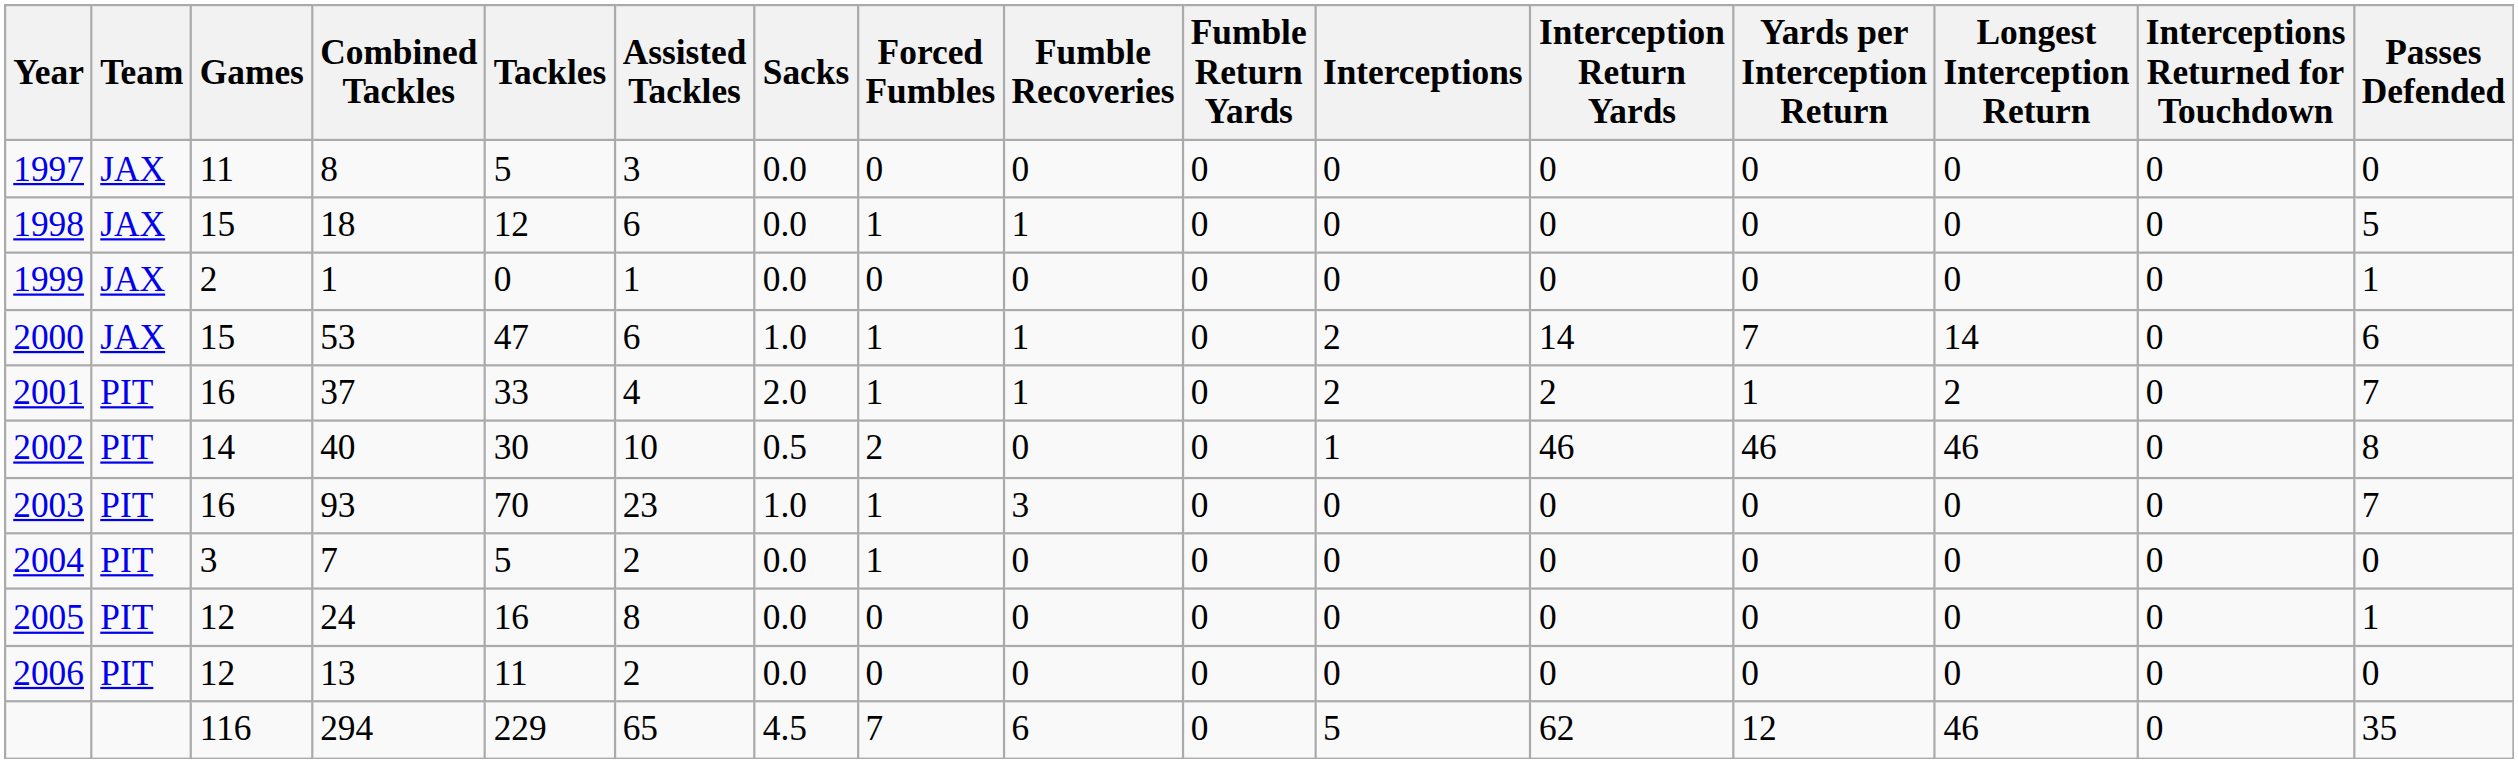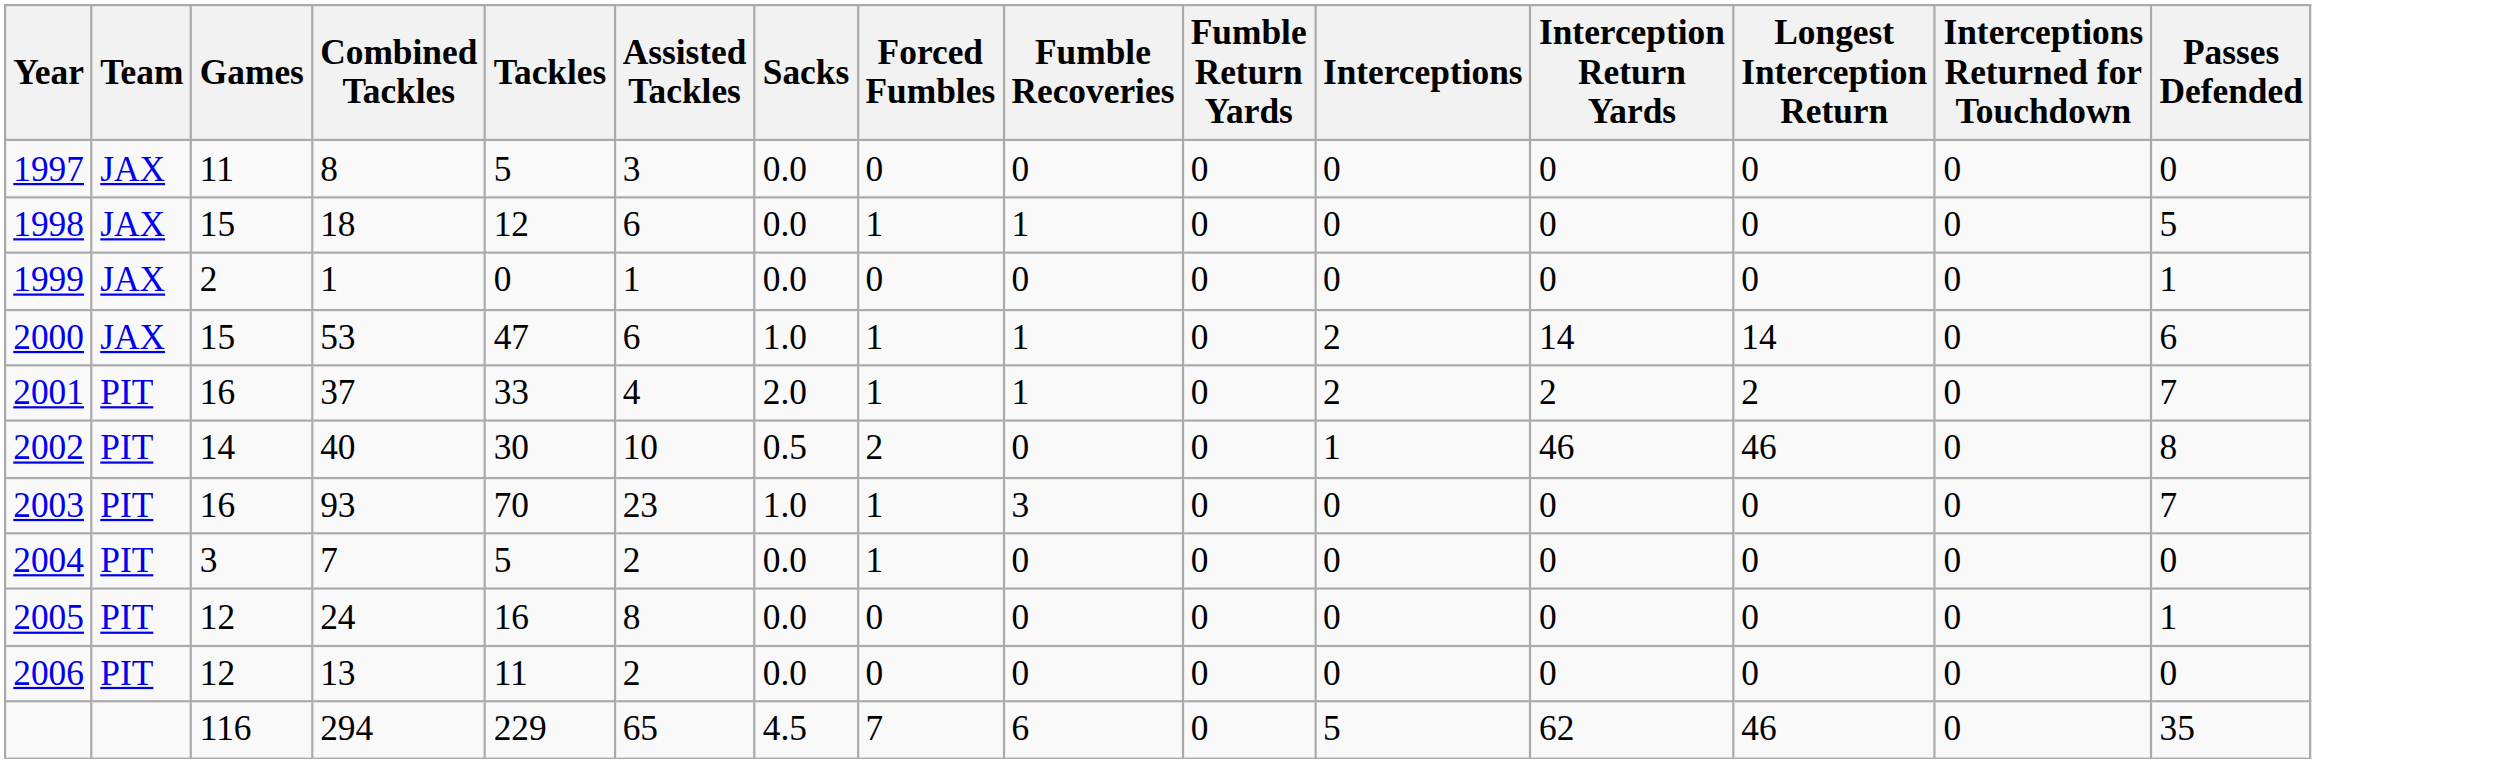- column: (1834, 72)
